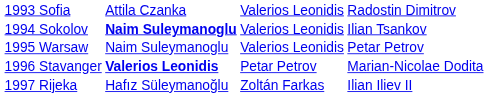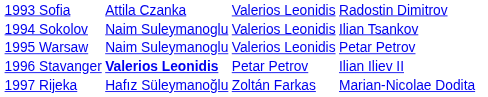(171, 29) bold -> (167, 29) normal
(415, 67) Marian-Nicolae Dodita -> (371, 67) Ilian Iliev II
(380, 86) Ilian Iliev II -> (407, 86) Marian-Nicolae Dodita
